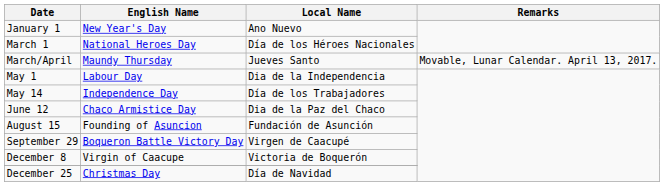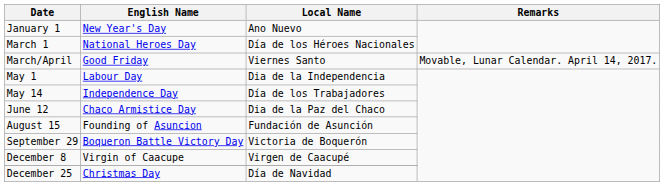- row: (127, 61)
+ row: (116, 61)
(299, 141) Virgen de Caacupé -> (308, 141) Victoria de Boquerón
(308, 157) Victoria de Boquerón -> (299, 157) Virgen de Caacupé
